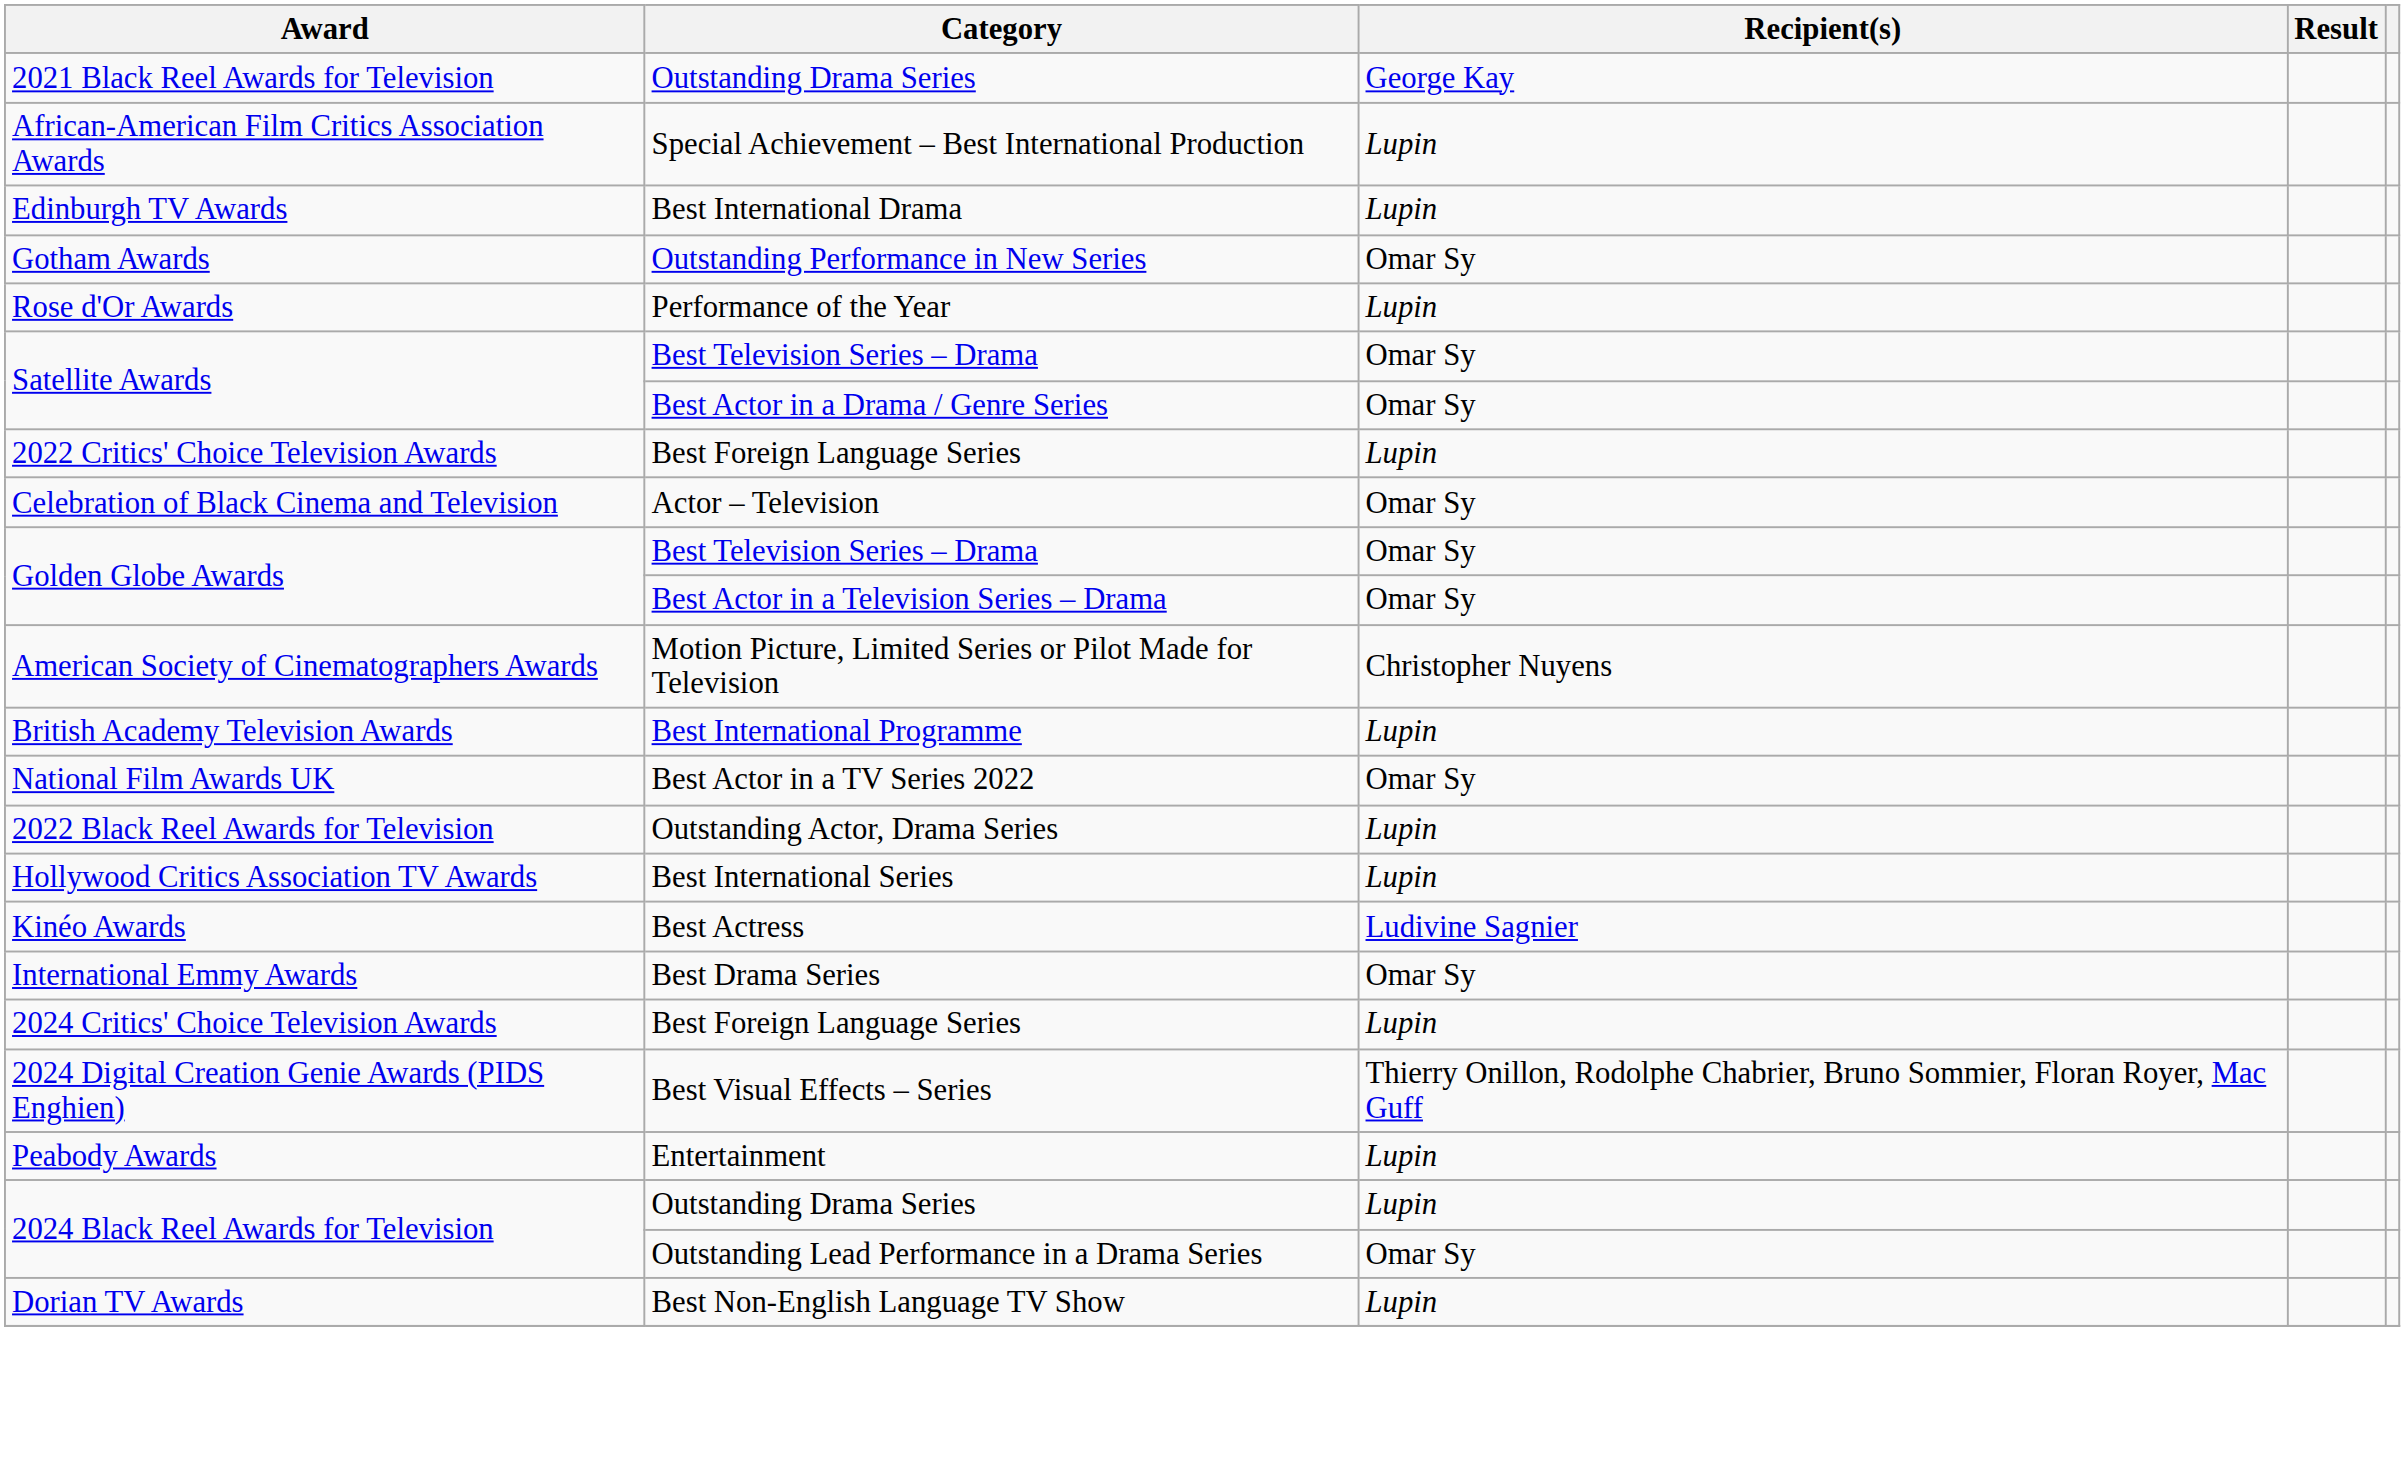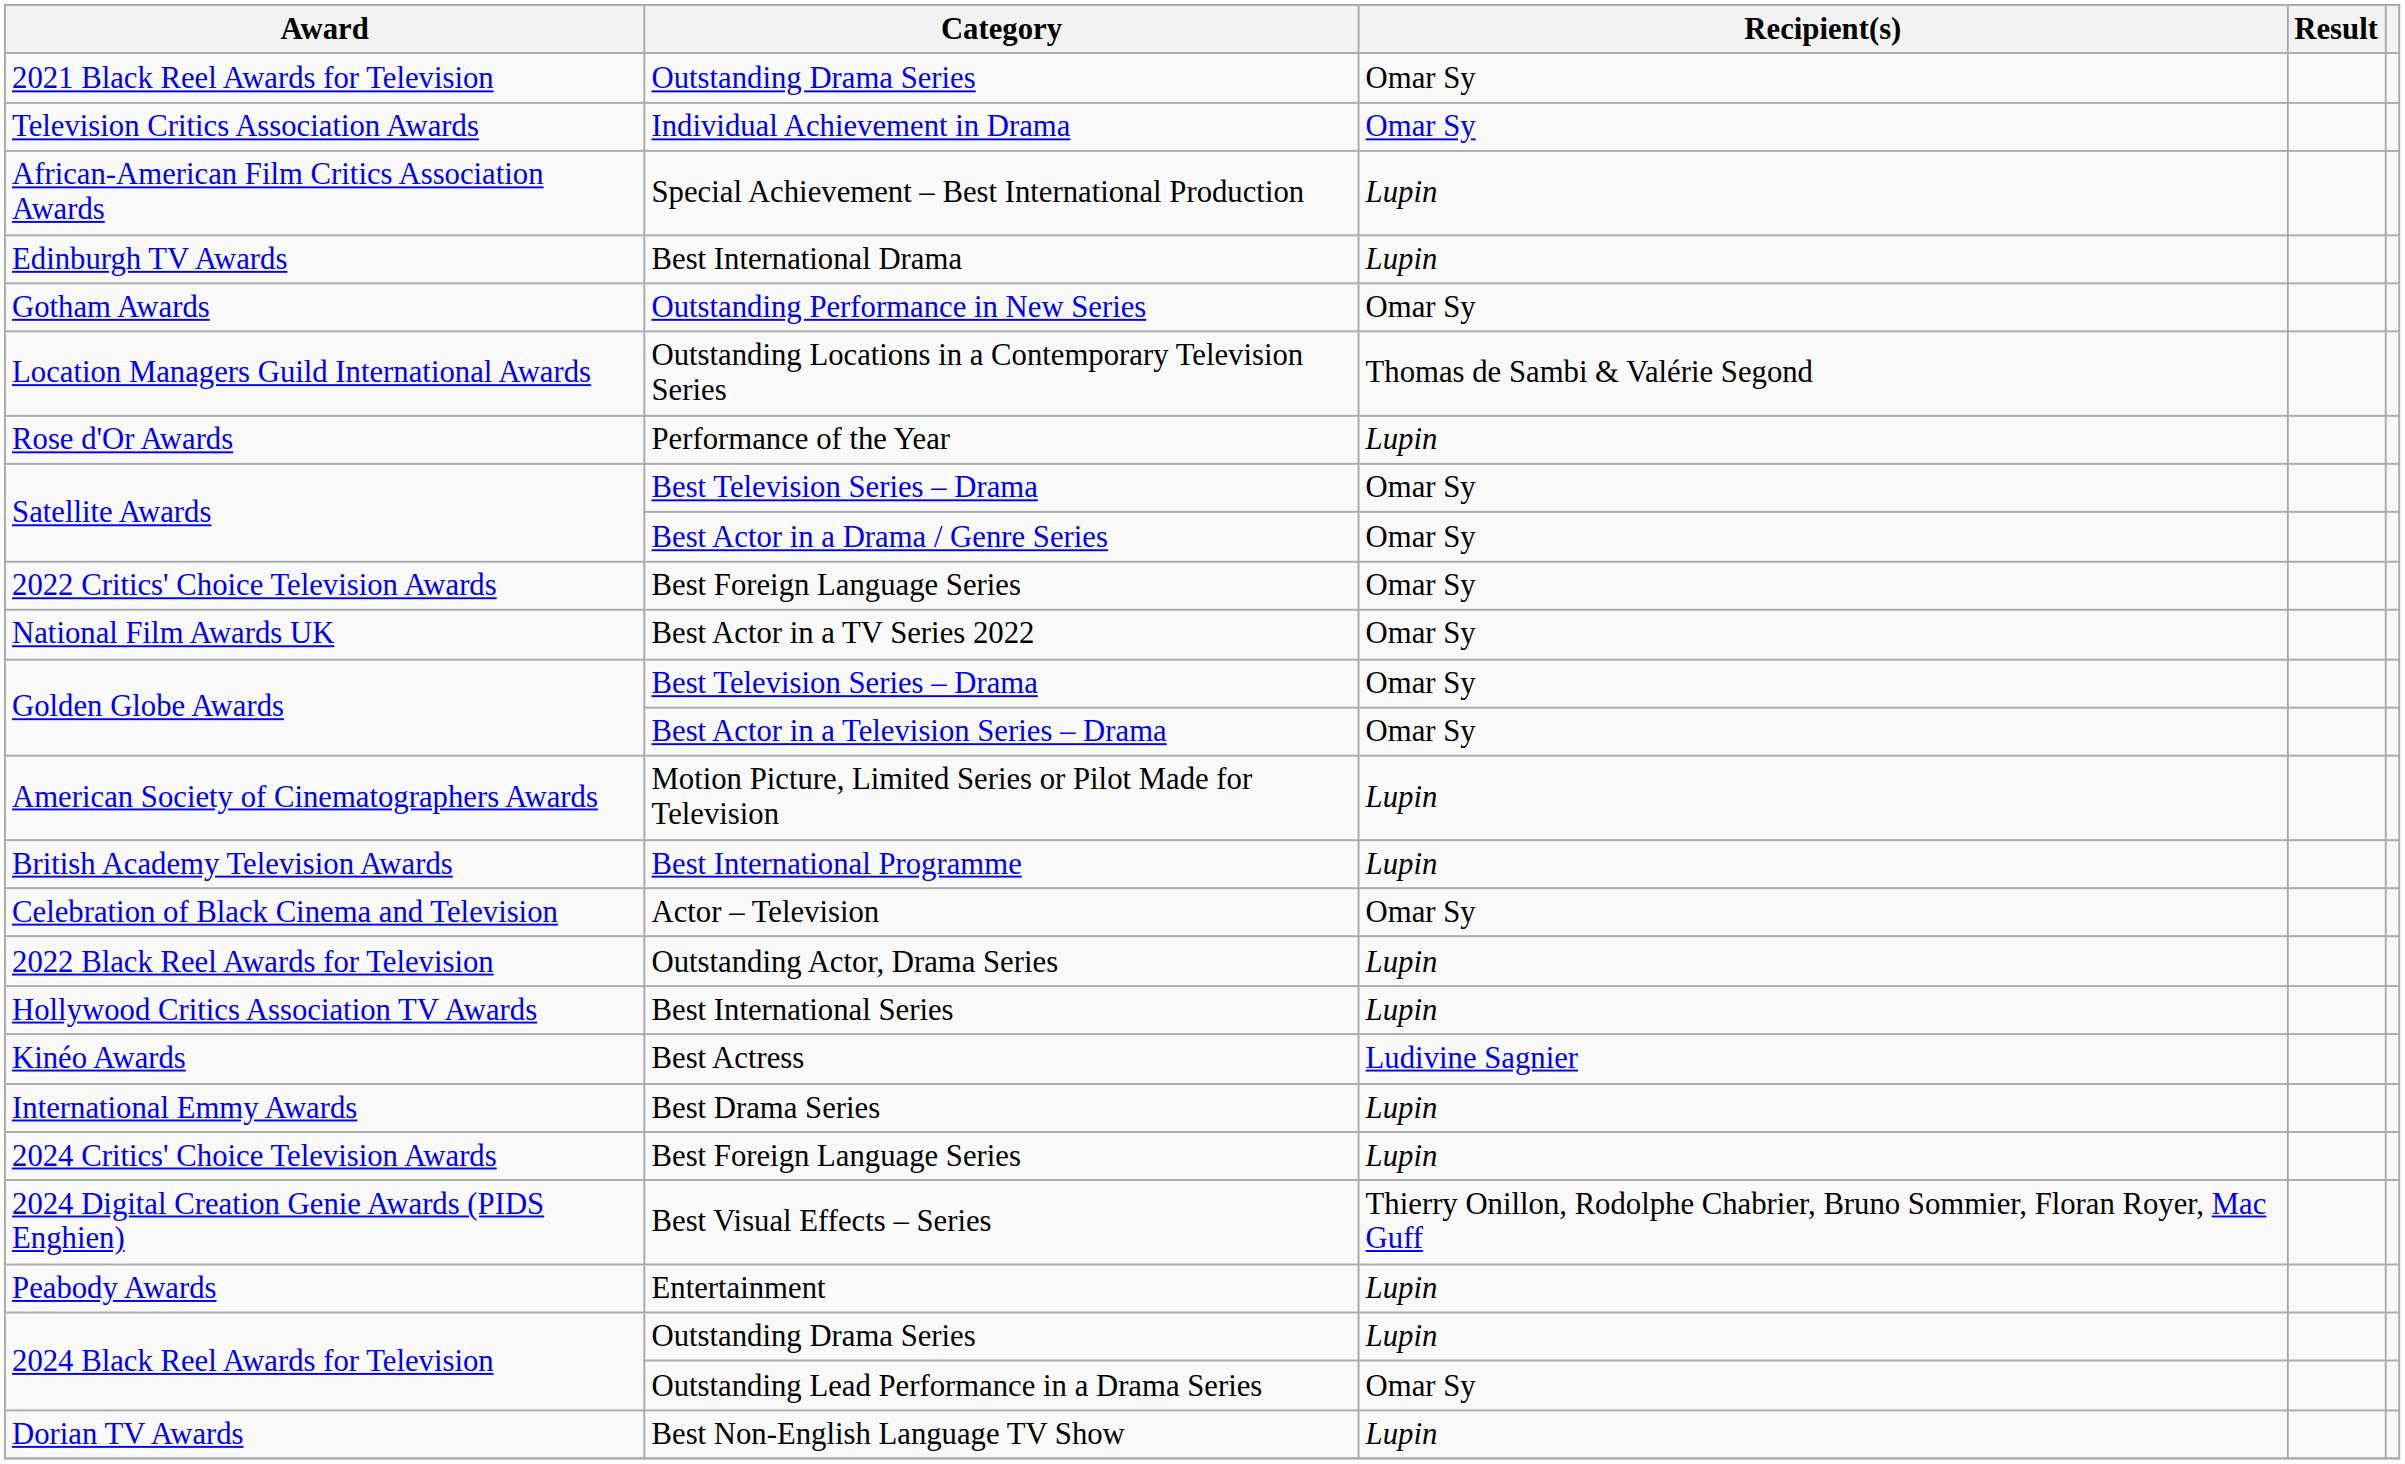(1440, 77) George Kay -> (1421, 77) Omar Sy
+ row: (245, 126)
+ row: (302, 373)
(1401, 453) Lupin -> (1421, 585) Omar Sy
rows swapped: (285, 501) <-> (173, 780)
(1489, 665) Christopher Nuyens -> (1401, 797) Lupin
(1421, 974) Omar Sy -> (1401, 1106) Lupin
